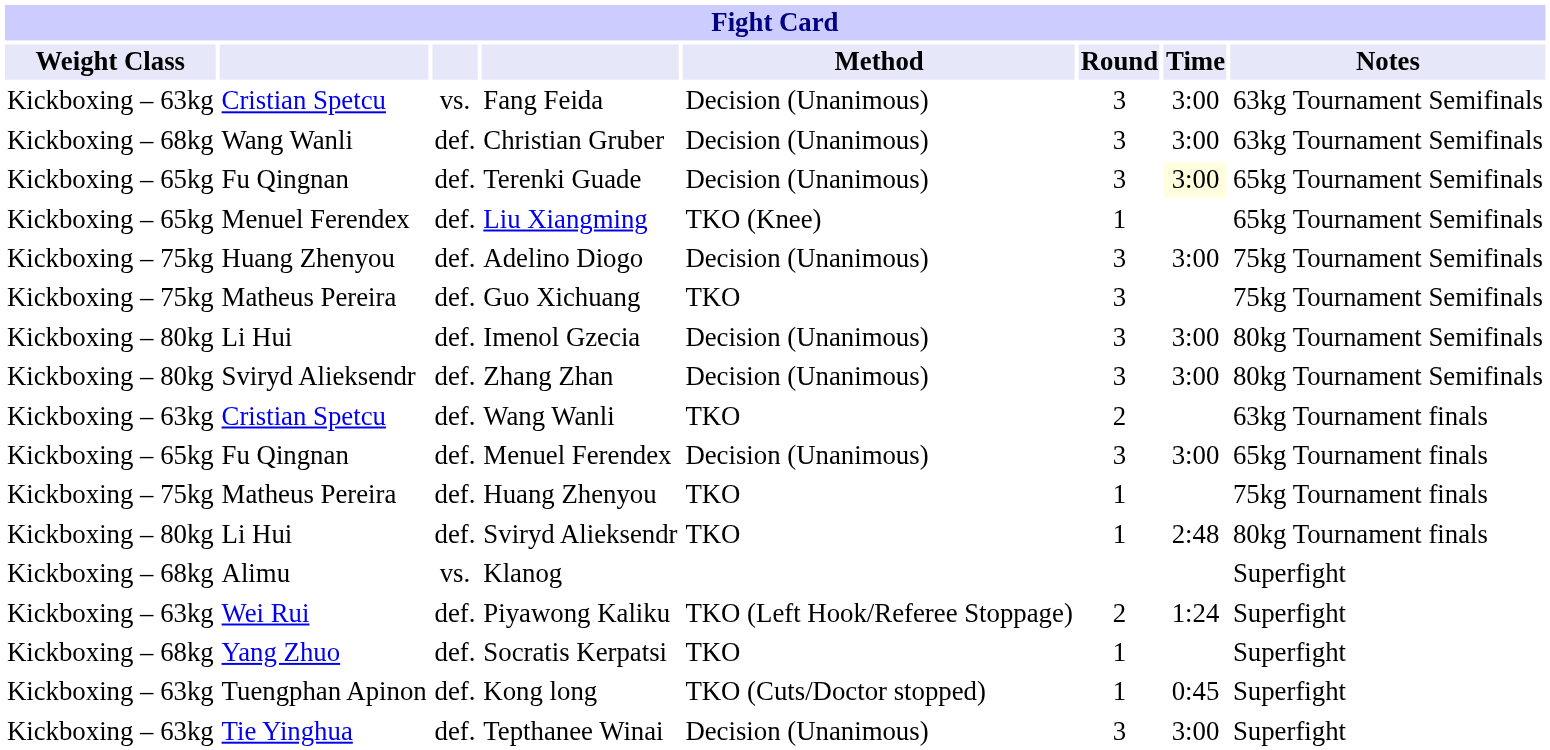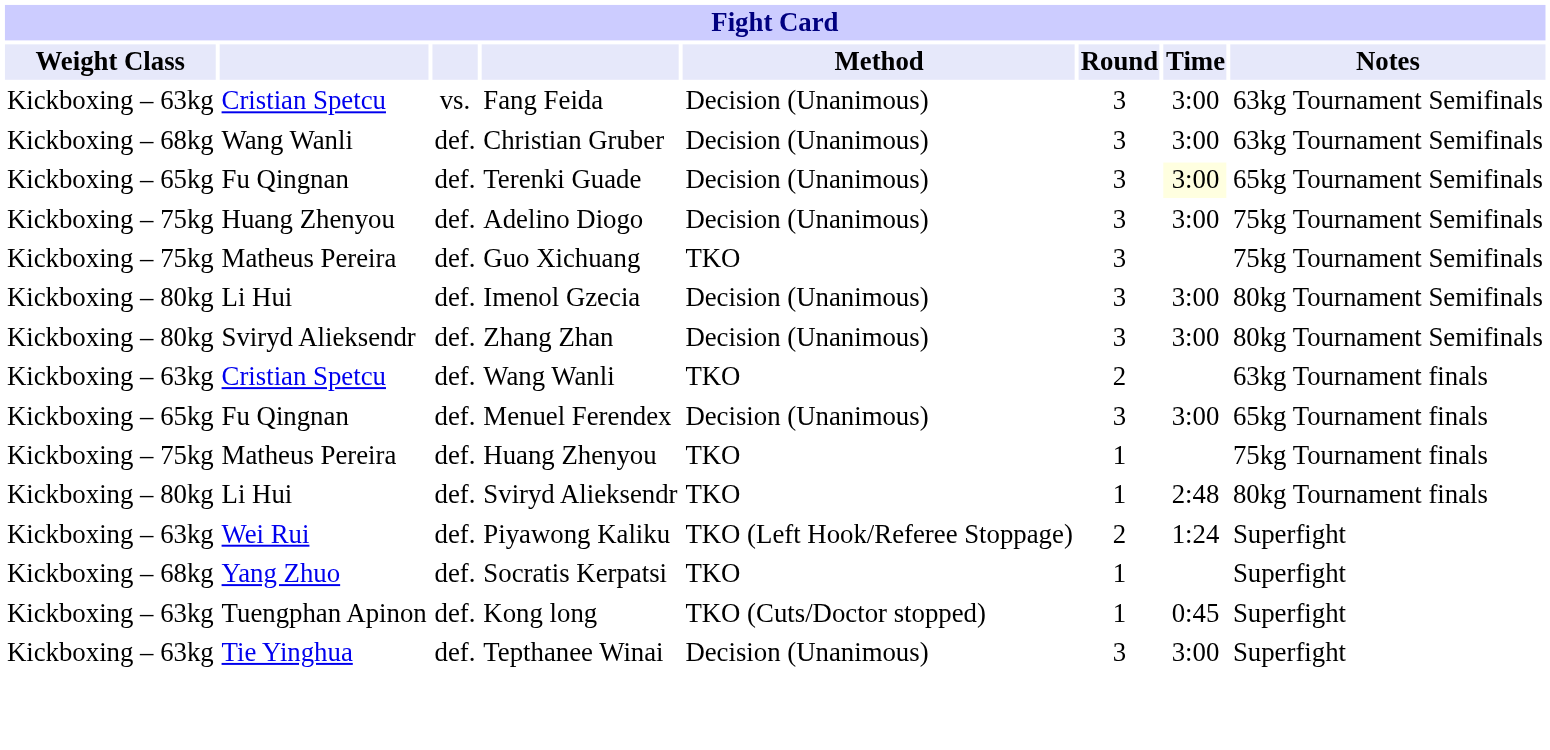- row: (566, 219)
- row: (523, 573)
